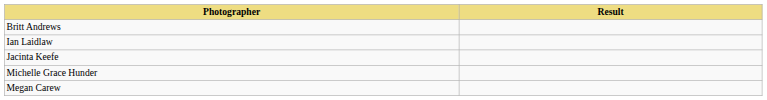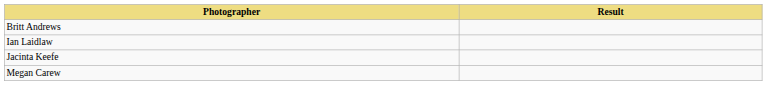- row: (52, 73)
